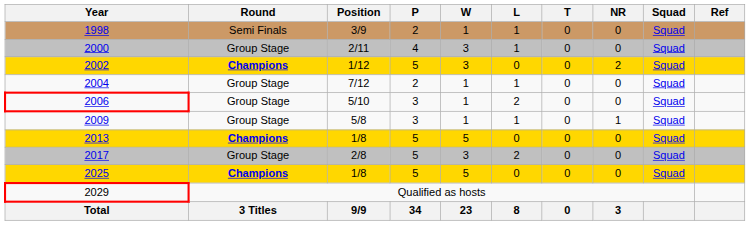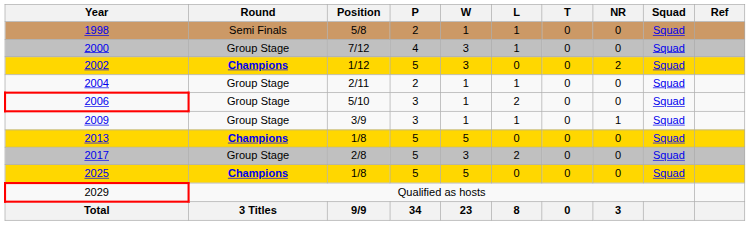(359, 30) 3/9 -> (359, 30) 5/8
(359, 48) 2/11 -> (359, 48) 7/12
(359, 83) 7/12 -> (359, 83) 2/11
(359, 120) 5/8 -> (359, 120) 3/9
